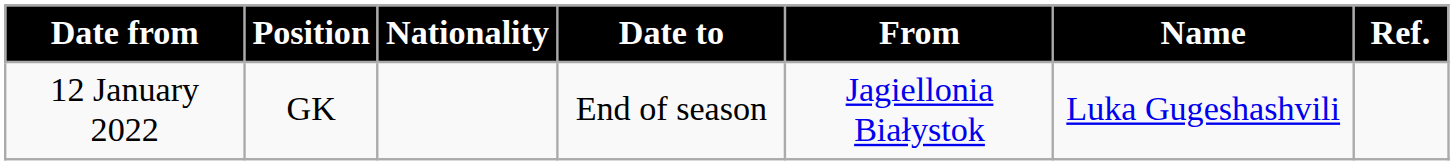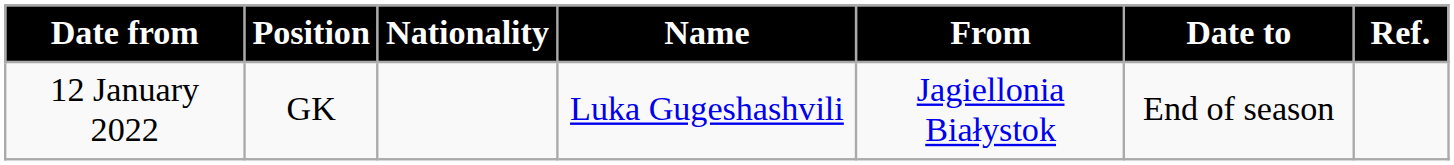columns swapped: (1203, 33) <-> (671, 33)
